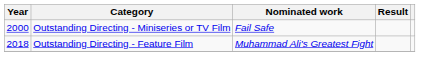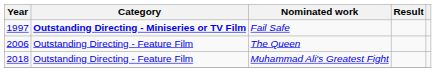(18, 28) 2000 -> (18, 28) 1997
(132, 28) normal -> (140, 28) bold
+ row: (275, 43)
